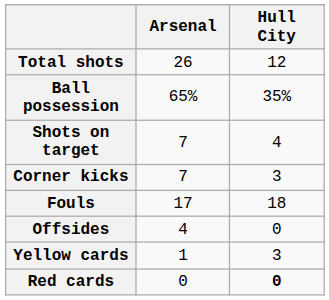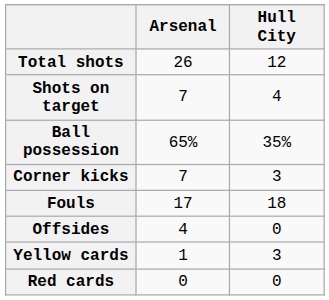rows swapped: (71, 142) <-> (71, 97)
(277, 281) bold -> (277, 281) normal
